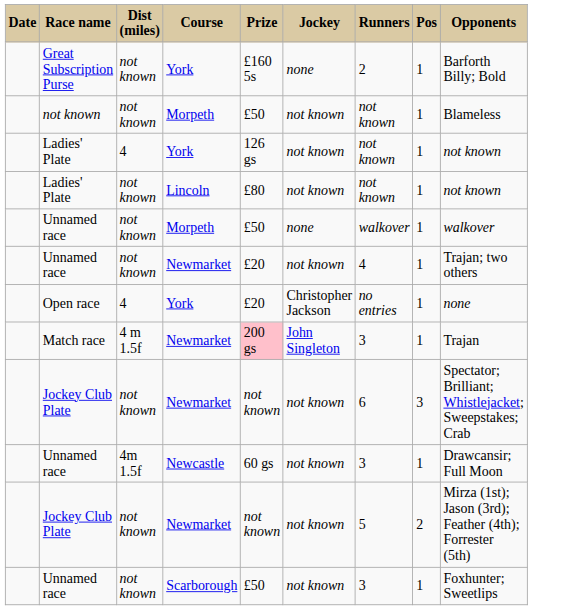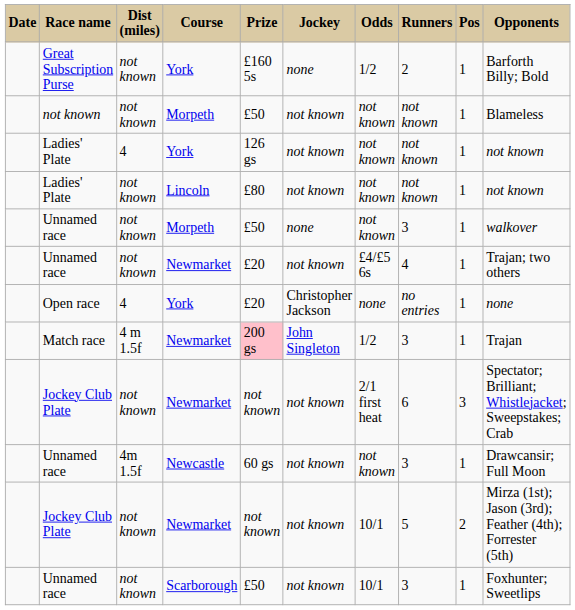+ column: (377, 23)
(384, 227) walkover -> (405, 227) 3
